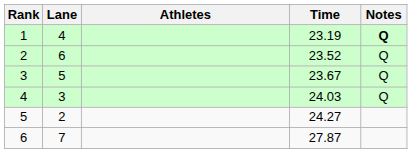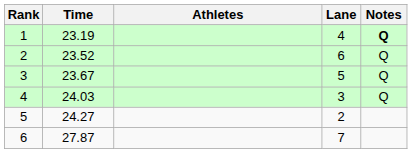columns swapped: (62, 14) <-> (325, 14)
